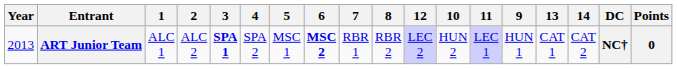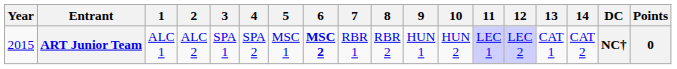columns swapped: (519, 14) <-> (420, 14)
(21, 44) 2013 -> (21, 44) 2015
(225, 44) bold -> (225, 44) normal
